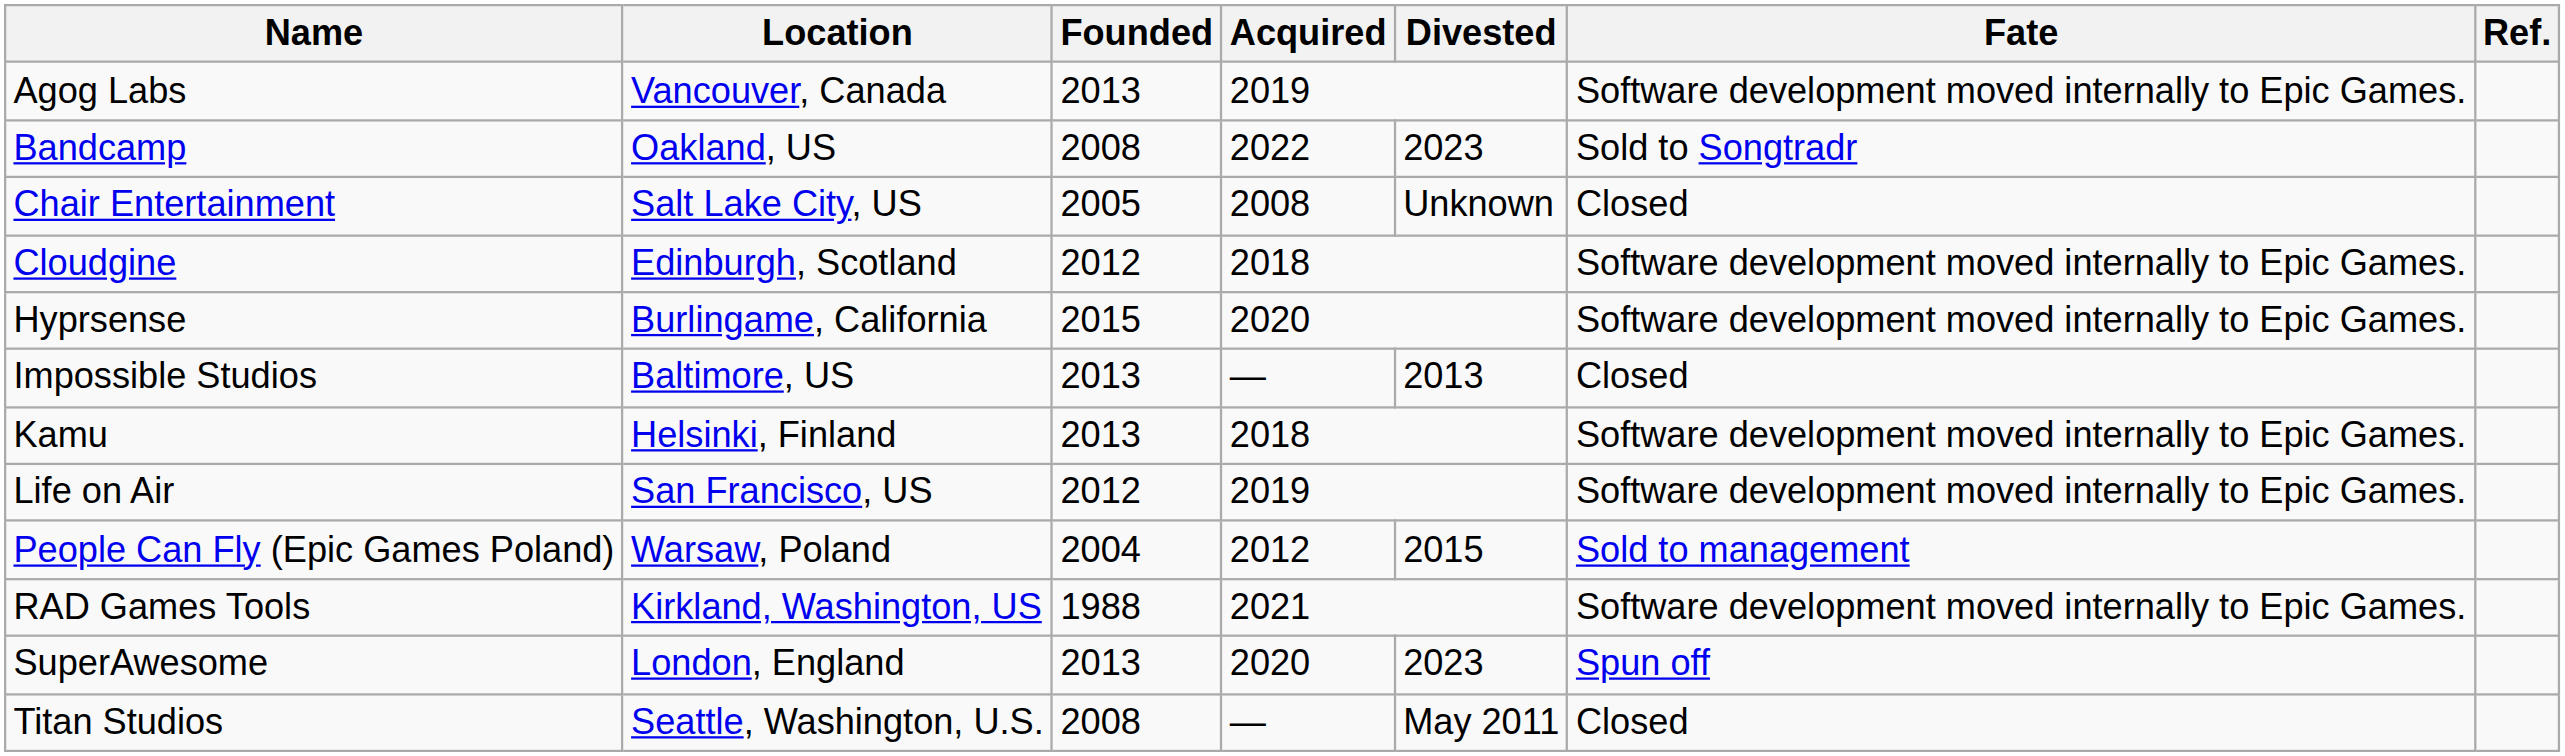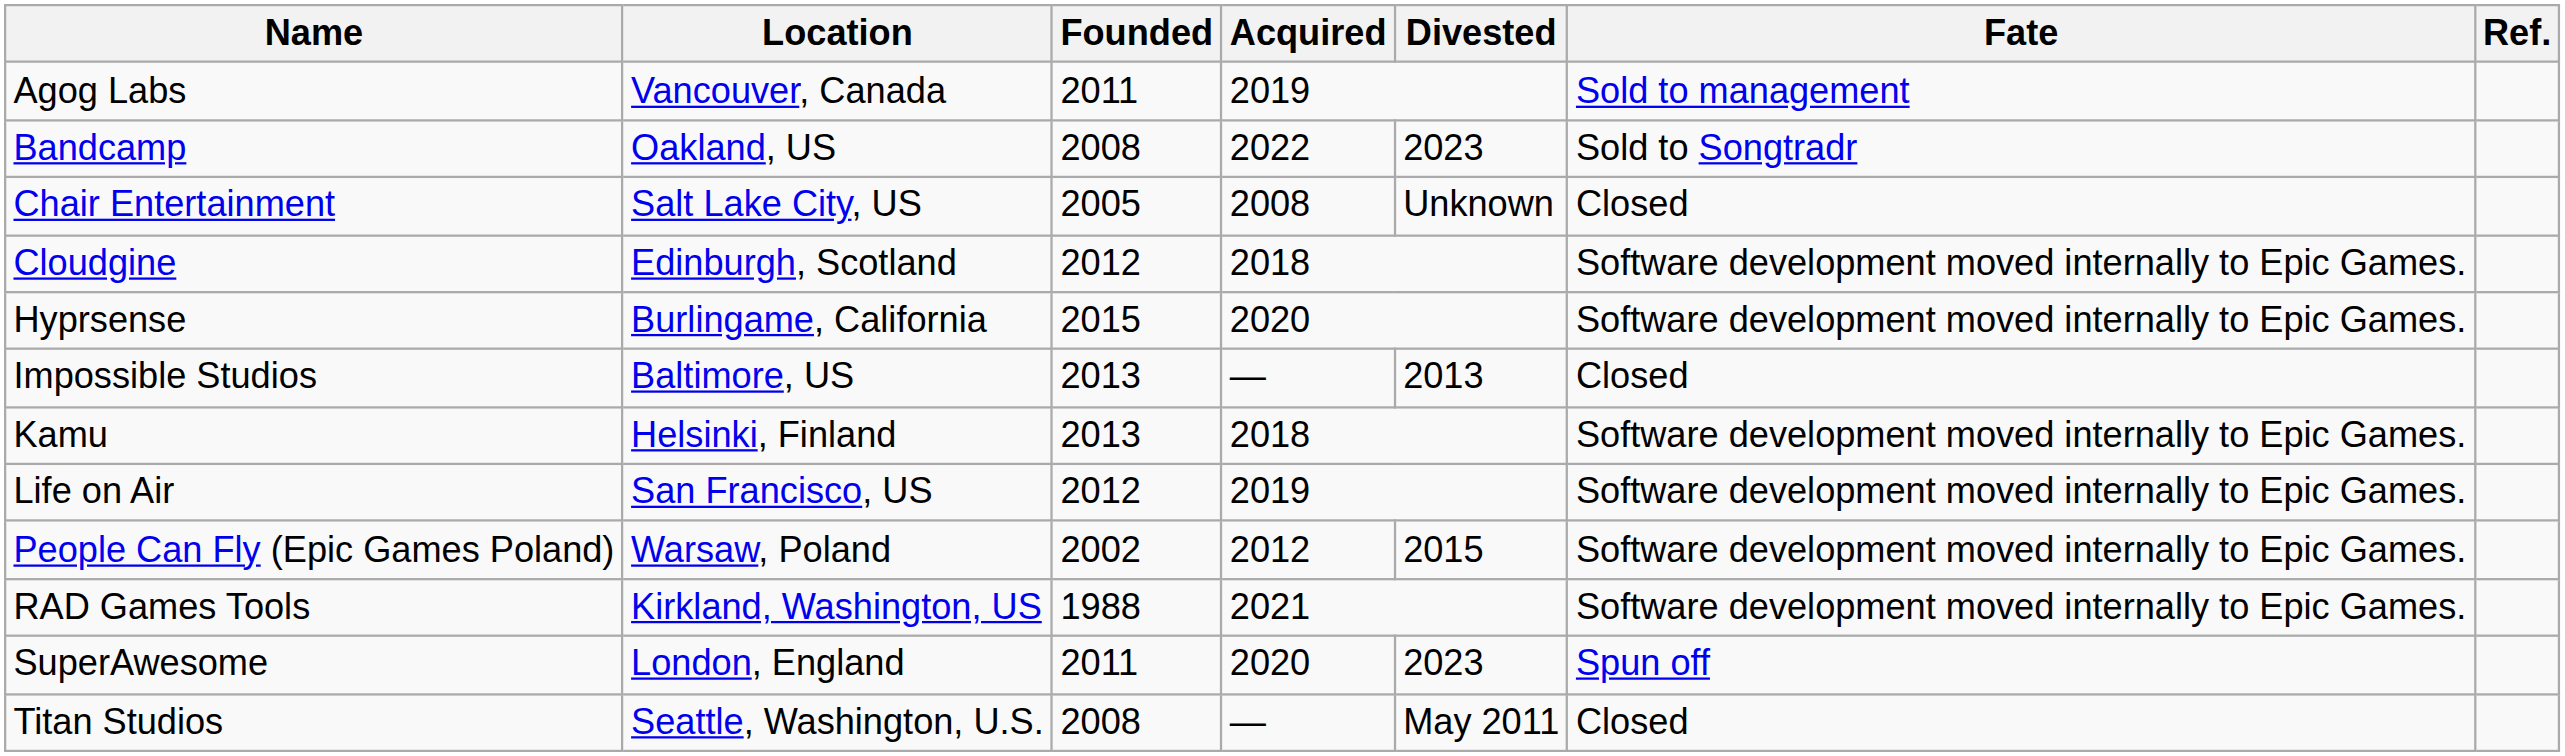(1101, 90) 2013 -> (1099, 90) 2011
(2021, 90) Software development moved internally to Epic Games. -> (1743, 90) Sold to management
(1101, 549) 2004 -> (1101, 549) 2002
(1743, 549) Sold to management -> (2021, 549) Software development moved internally to Epic Games.
(1101, 663) 2013 -> (1099, 663) 2011
